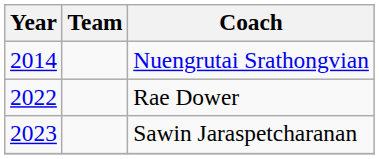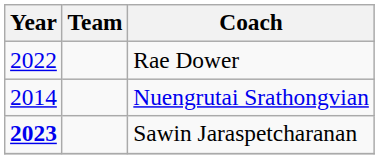rows swapped: (251, 60) <-> (186, 97)
(33, 134) normal -> (33, 134) bold
